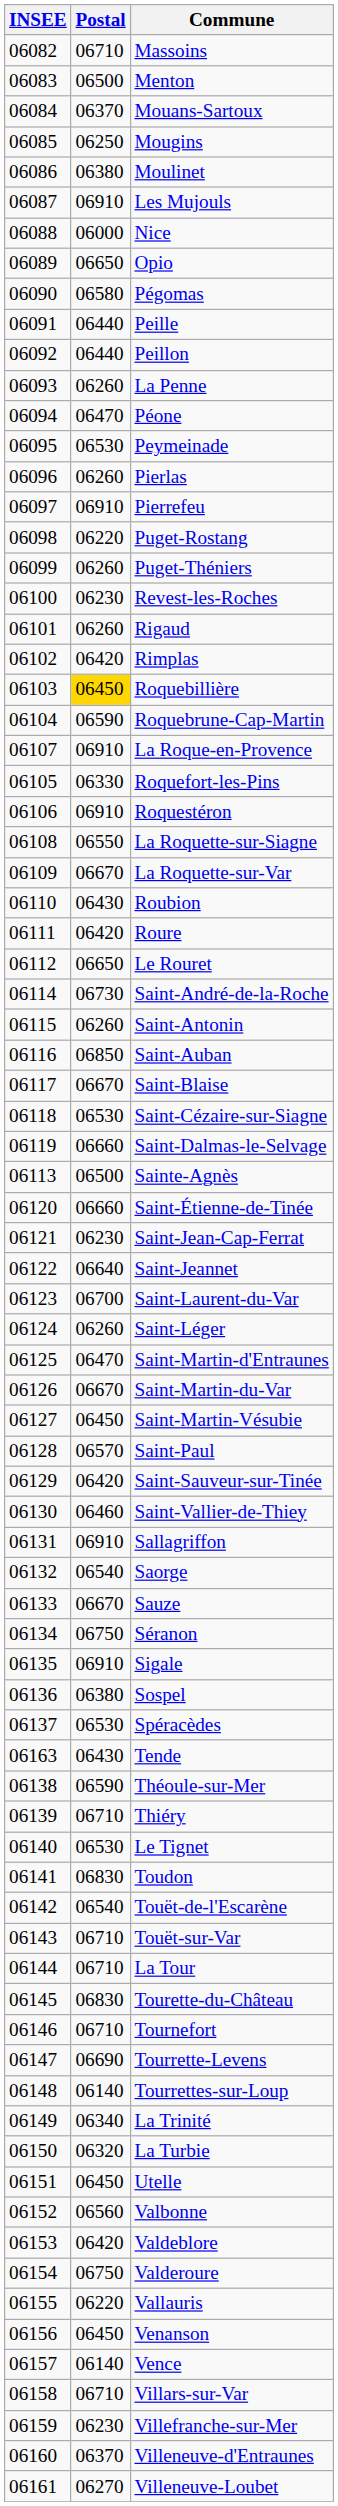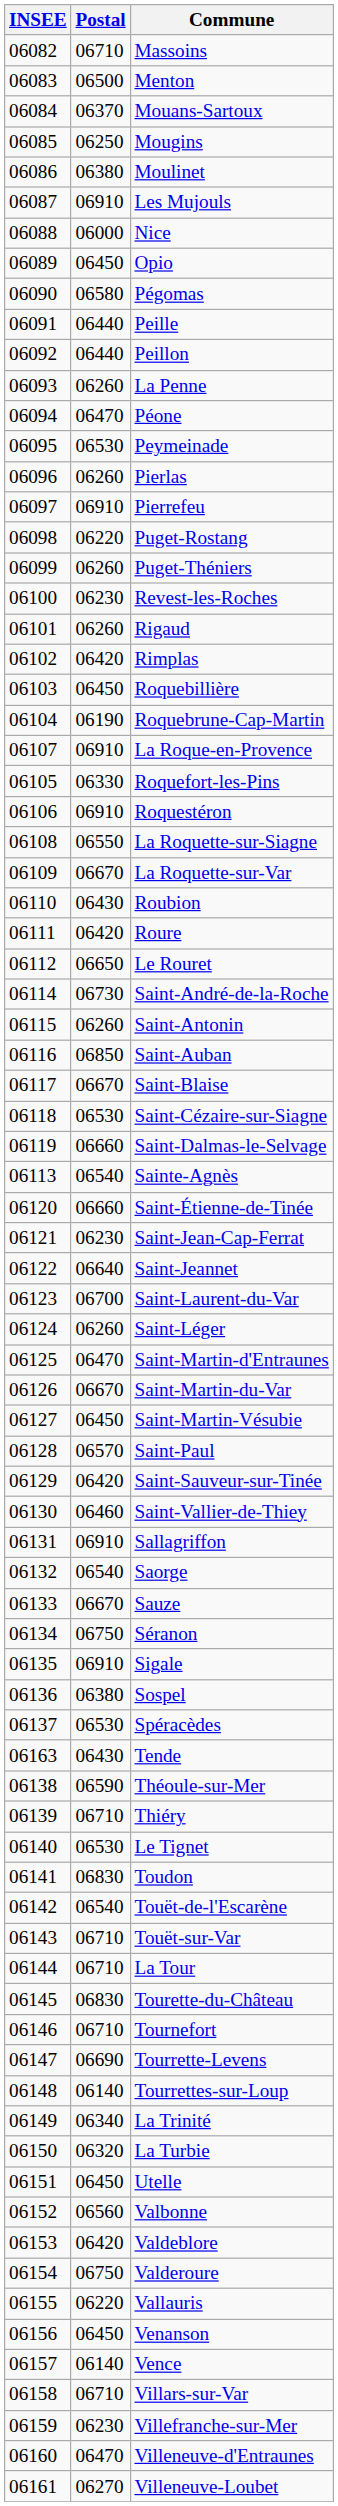(100, 263) 06650 -> (100, 263) 06450
(100, 689) gold background -> (100, 689) no background
(100, 720) 06590 -> (100, 720) 06190
(100, 1176) 06500 -> (100, 1176) 06540
(100, 2455) 06370 -> (100, 2455) 06470
